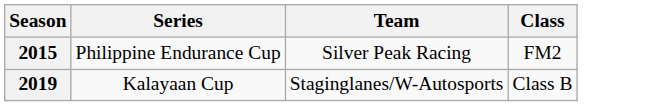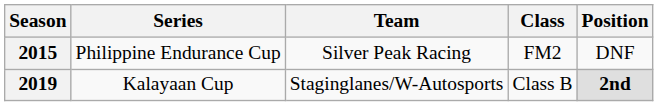+ column: (615, 20)
